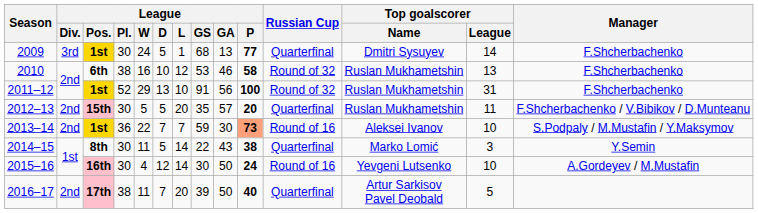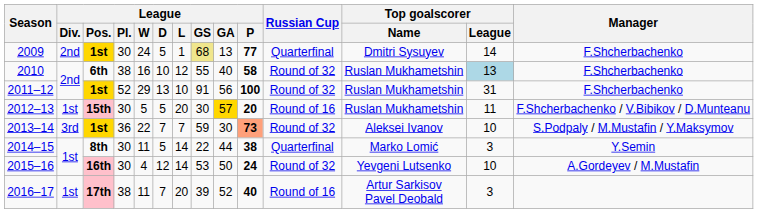(70, 52) 3rd -> (70, 52) 2nd
(202, 52) no background -> (202, 52) khaki background
(202, 71) 53 -> (202, 71) 55
(226, 71) 46 -> (226, 71) 40
(490, 71) no background -> (490, 71) lightblue background
(70, 109) 2nd -> (70, 109) 1st
(202, 109) 35 -> (202, 109) 30
(226, 109) no background -> (226, 109) gold background
(302, 109) Quarterfinal -> (302, 109) Round of 16
(70, 128) 2nd -> (70, 128) 3rd
(302, 128) Round of 16 -> (302, 128) Round of 32
(226, 147) 43 -> (226, 147) 44
(202, 166) 30 -> (202, 166) 53
(302, 166) Round of 16 -> (302, 166) Round of 32
(70, 192) 2nd -> (70, 192) 1st
(226, 192) 50 -> (226, 192) 52
(302, 192) Quarterfinal -> (302, 192) Round of 16
(490, 192) 5 -> (490, 192) 3
